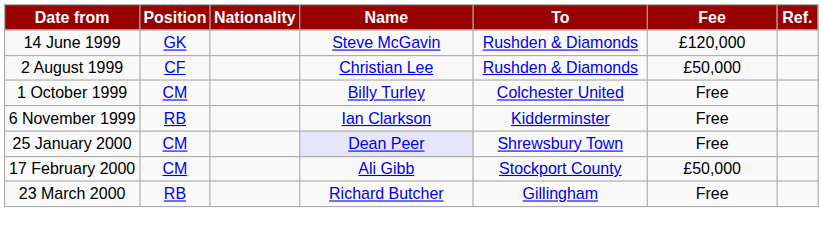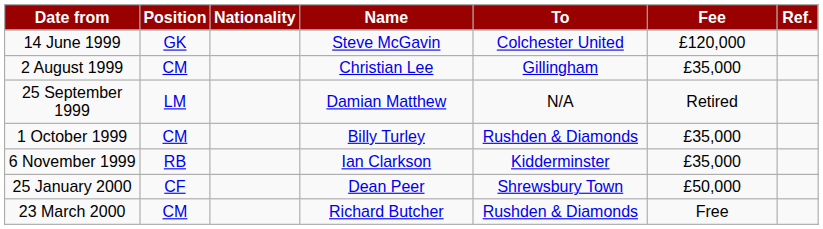(560, 43) Rushden & Diamonds -> (560, 43) Colchester United
(175, 68) CF -> (175, 68) CM
(560, 68) Rushden & Diamonds -> (560, 68) Gillingham
(712, 68) £50,000 -> (712, 68) £35,000
+ row: (72, 102)
(560, 93) Colchester United -> (560, 136) Rushden & Diamonds
(712, 93) Free -> (712, 136) £35,000
(712, 119) Free -> (712, 162) £35,000
(175, 144) CM -> (175, 187) CF
(386, 144) lavender background -> (386, 187) no background
(712, 144) Free -> (712, 187) £50,000
- row: (72, 169)
(175, 194) RB -> (175, 212) CM
(560, 194) Gillingham -> (560, 212) Rushden & Diamonds
